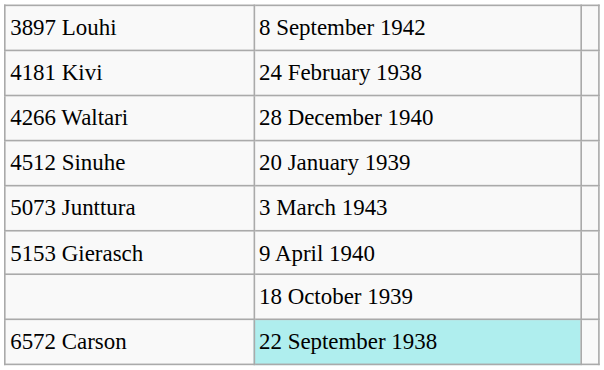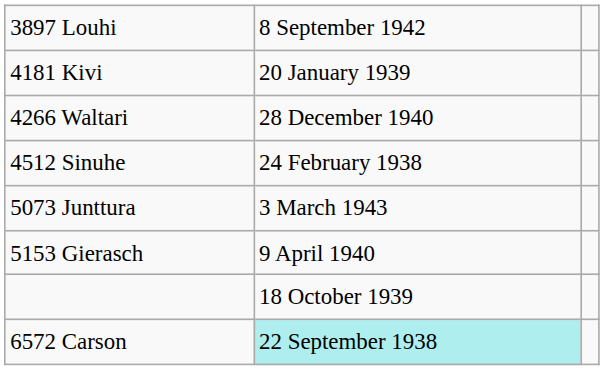(340, 72) 24 February 1938 -> (335, 72) 20 January 1939
(335, 162) 20 January 1939 -> (340, 162) 24 February 1938
